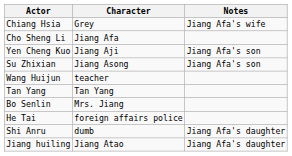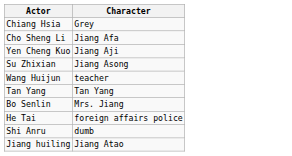- column: (236, 11)
